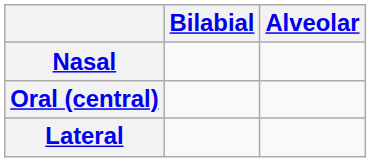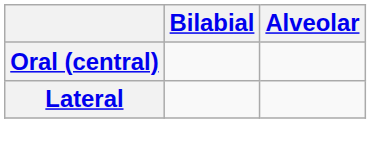- row: (84, 61)
